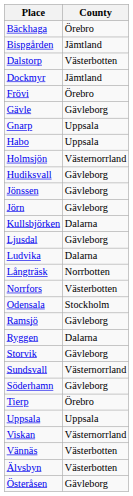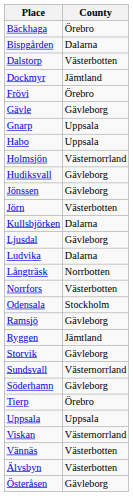(83, 45) Jämtland -> (81, 45) Dalarna
(86, 207) Gävleborg -> (91, 207) Västerbotten
(81, 337) Dalarna -> (83, 337) Jämtland
